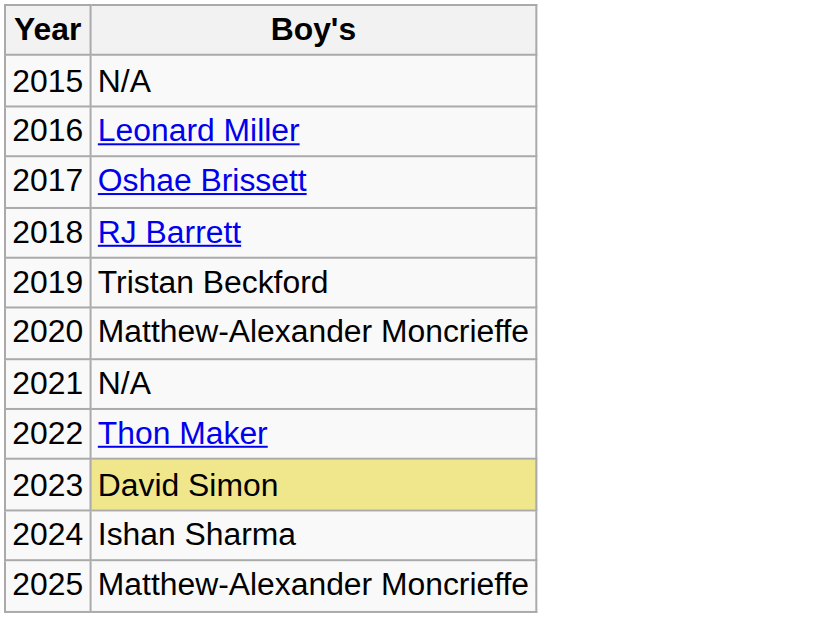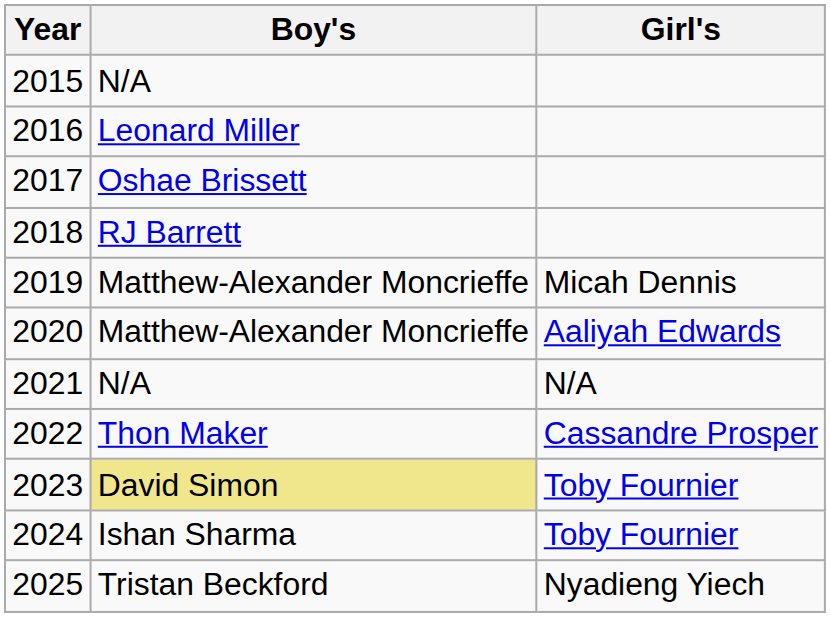+ column: (681, 29)
(213, 282) Tristan Beckford -> (313, 282) Matthew-Alexander Moncrieffe
(313, 585) Matthew-Alexander Moncrieffe -> (213, 585) Tristan Beckford
